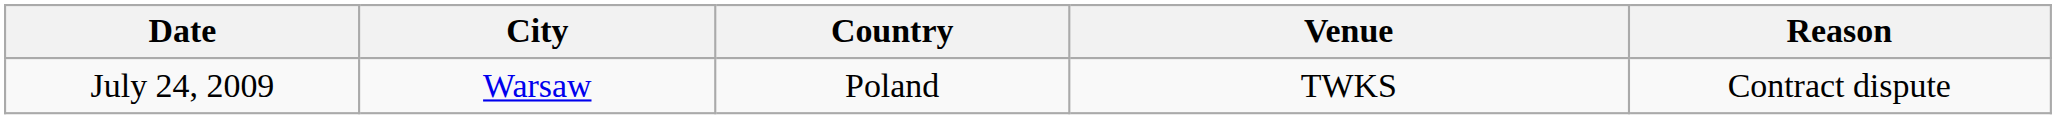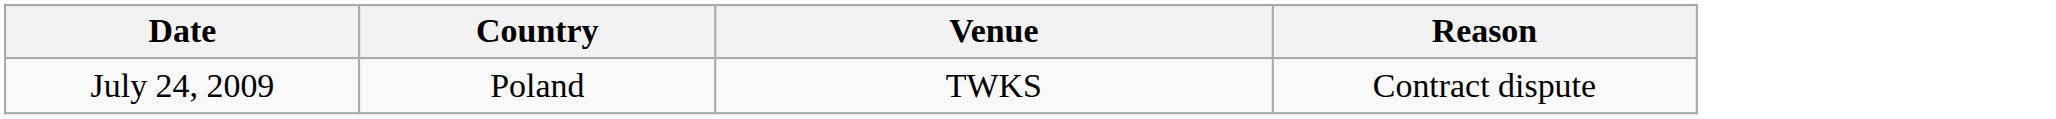- column: (537, 31)
